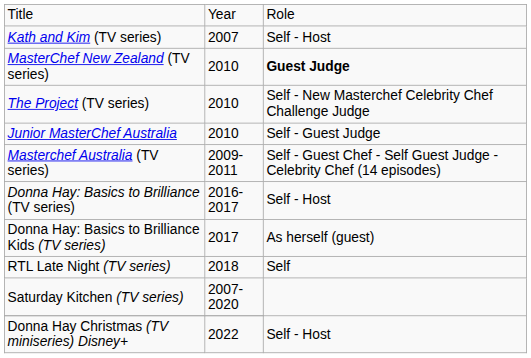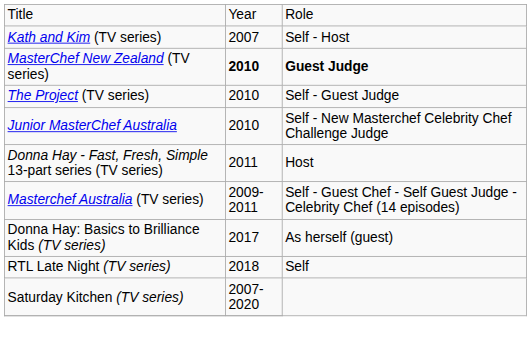(223, 66) normal -> (244, 66) bold
(380, 104) Self - New Masterchef Celebrity Chef Challenge Judge -> (342, 96) Self - Guest Judge
(323, 133) Self - Guest Judge -> (398, 125) Self - New Masterchef Celebrity Chef Challenge Judge
+ row: (108, 163)
- row: (104, 200)
- row: (88, 334)
